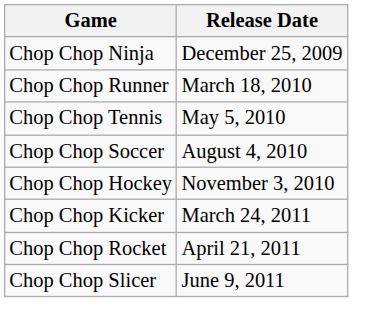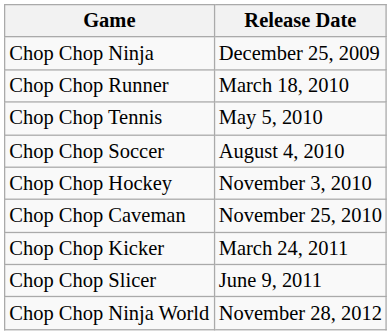+ row: (98, 215)
- row: (88, 248)
+ row: (109, 313)
